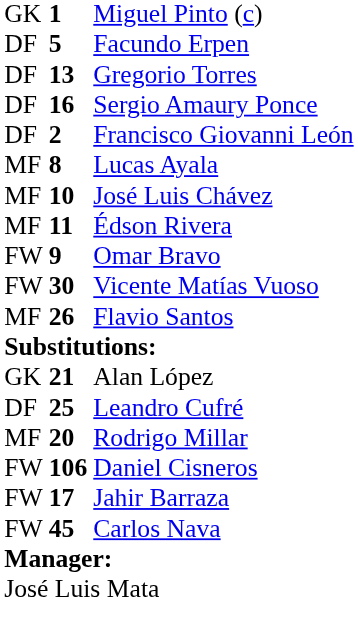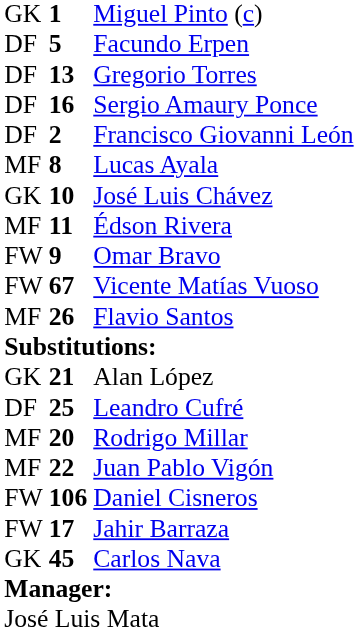(23, 195) MF -> (23, 195) GK
(62, 286) 30 -> (62, 286) 67
+ row: (183, 467)
(23, 528) FW -> (23, 558) GK
